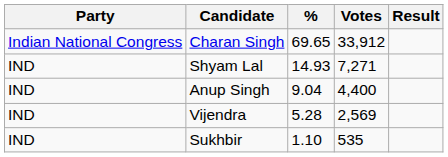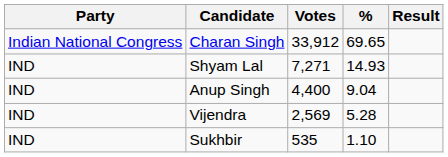columns swapped: (361, 16) <-> (311, 16)
